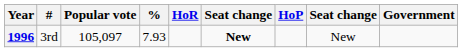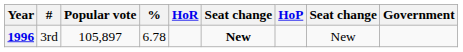(100, 36) 105,097 -> (100, 36) 105,897
(154, 36) 7.93 -> (154, 36) 6.78
